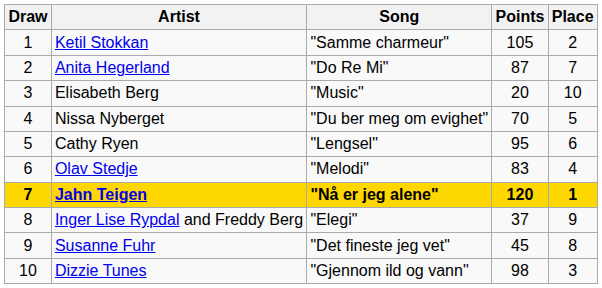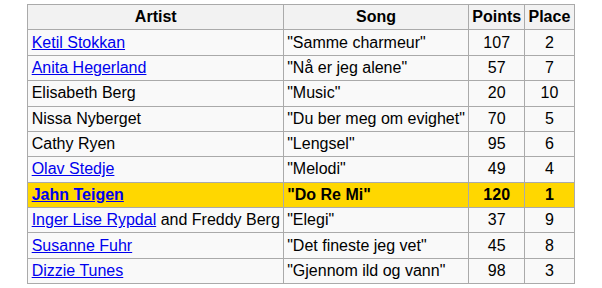- column: (28, 17)
(520, 42) 105 -> (497, 42) 107
(349, 67) "Do Re Mi" -> (347, 67) "Nå er jeg alene"
(520, 67) 87 -> (497, 67) 57
(520, 169) 83 -> (497, 169) 49
(374, 194) "Nå er jeg alene" -> (329, 194) "Do Re Mi"
